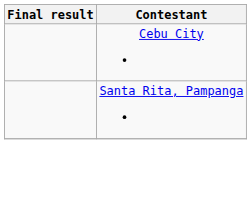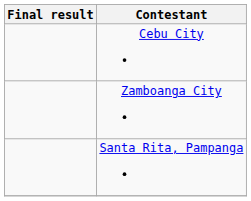+ row: (171, 104)
